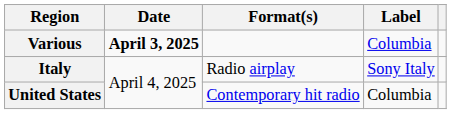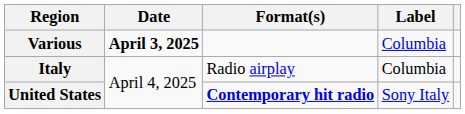(401, 69) Sony Italy -> (414, 69) Columbia
(283, 95) normal -> (290, 95) bold
(399, 95) Columbia -> (415, 95) Sony Italy
